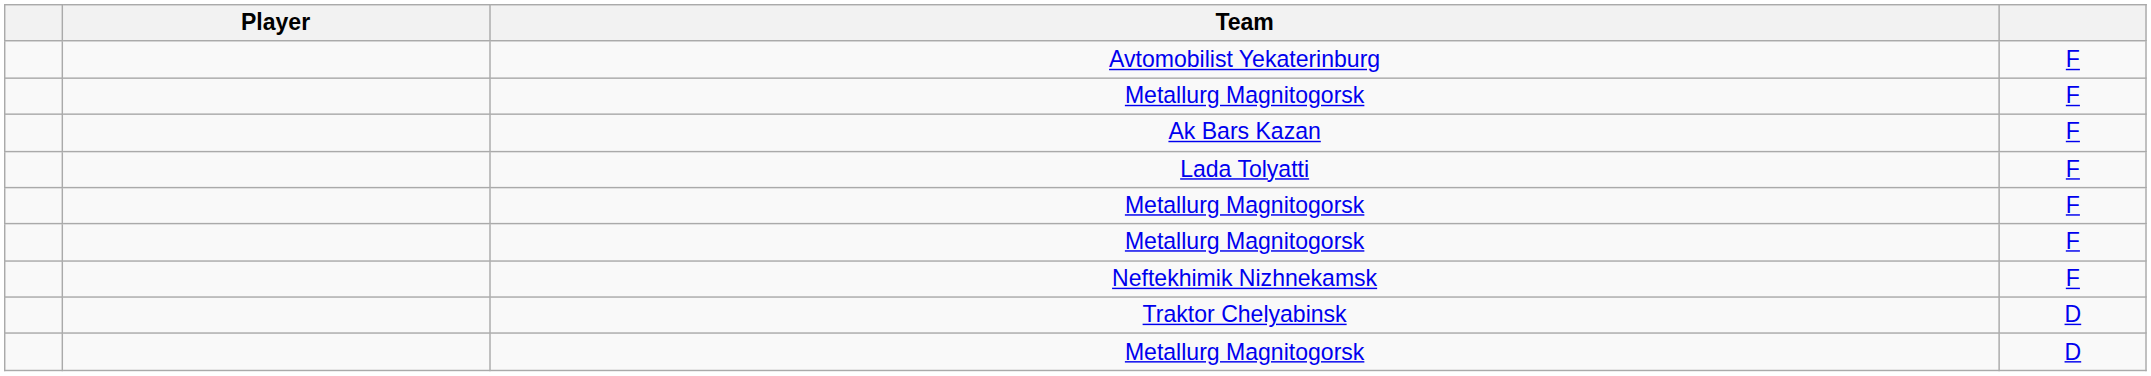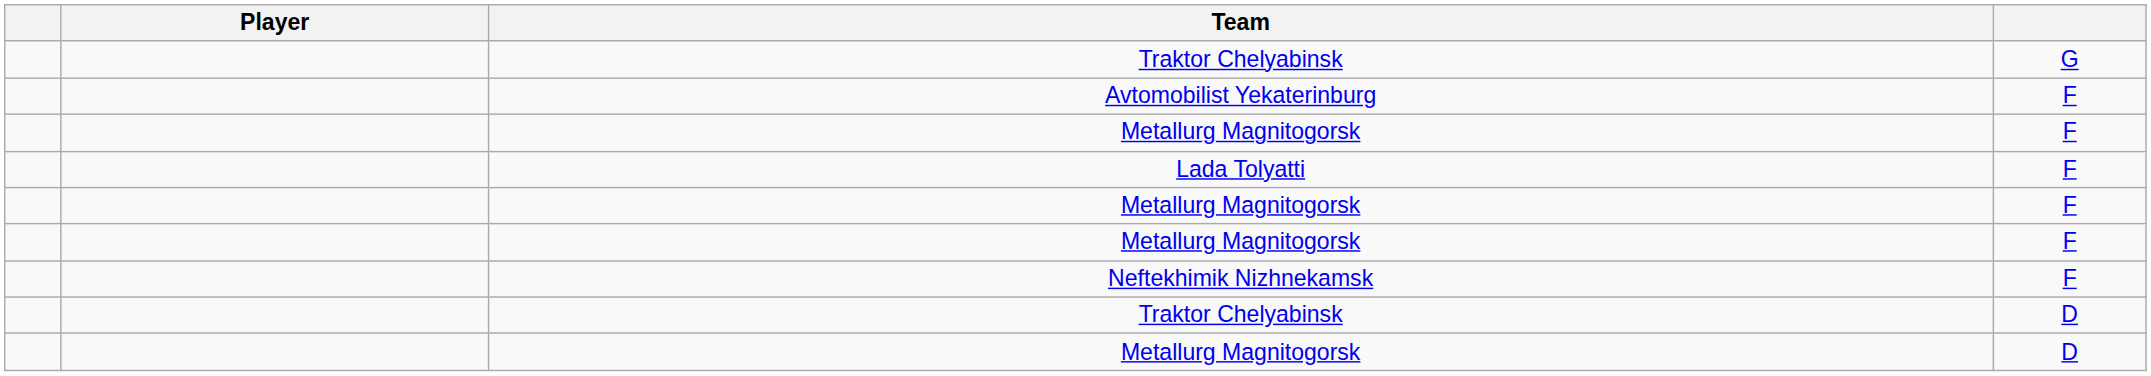+ row: (1241, 59)
- row: (1245, 132)
